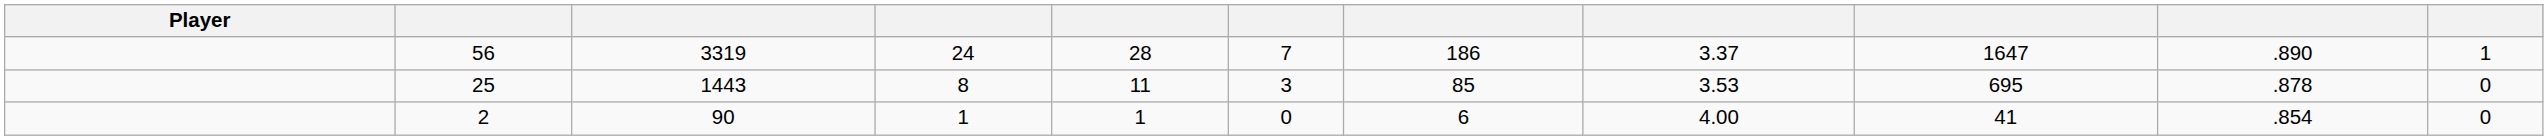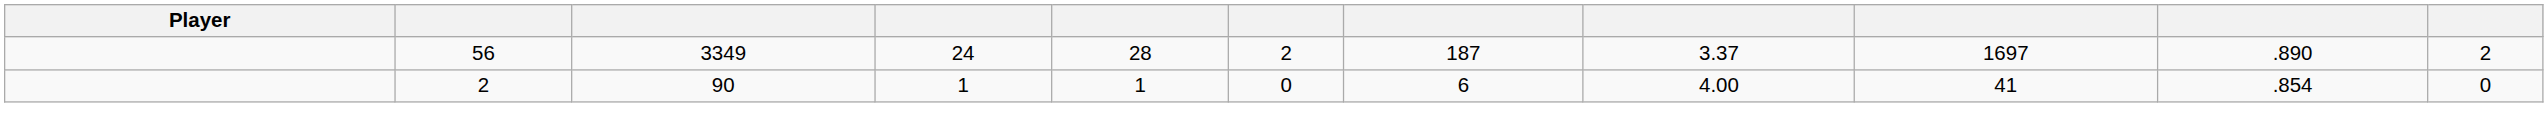(723, 53) 3319 -> (723, 53) 3349
(1286, 53) 7 -> (1286, 53) 2
(1463, 53) 186 -> (1463, 53) 187
(2006, 53) 1647 -> (2006, 53) 1697
(2486, 53) 1 -> (2486, 53) 2
- row: (483, 85)
